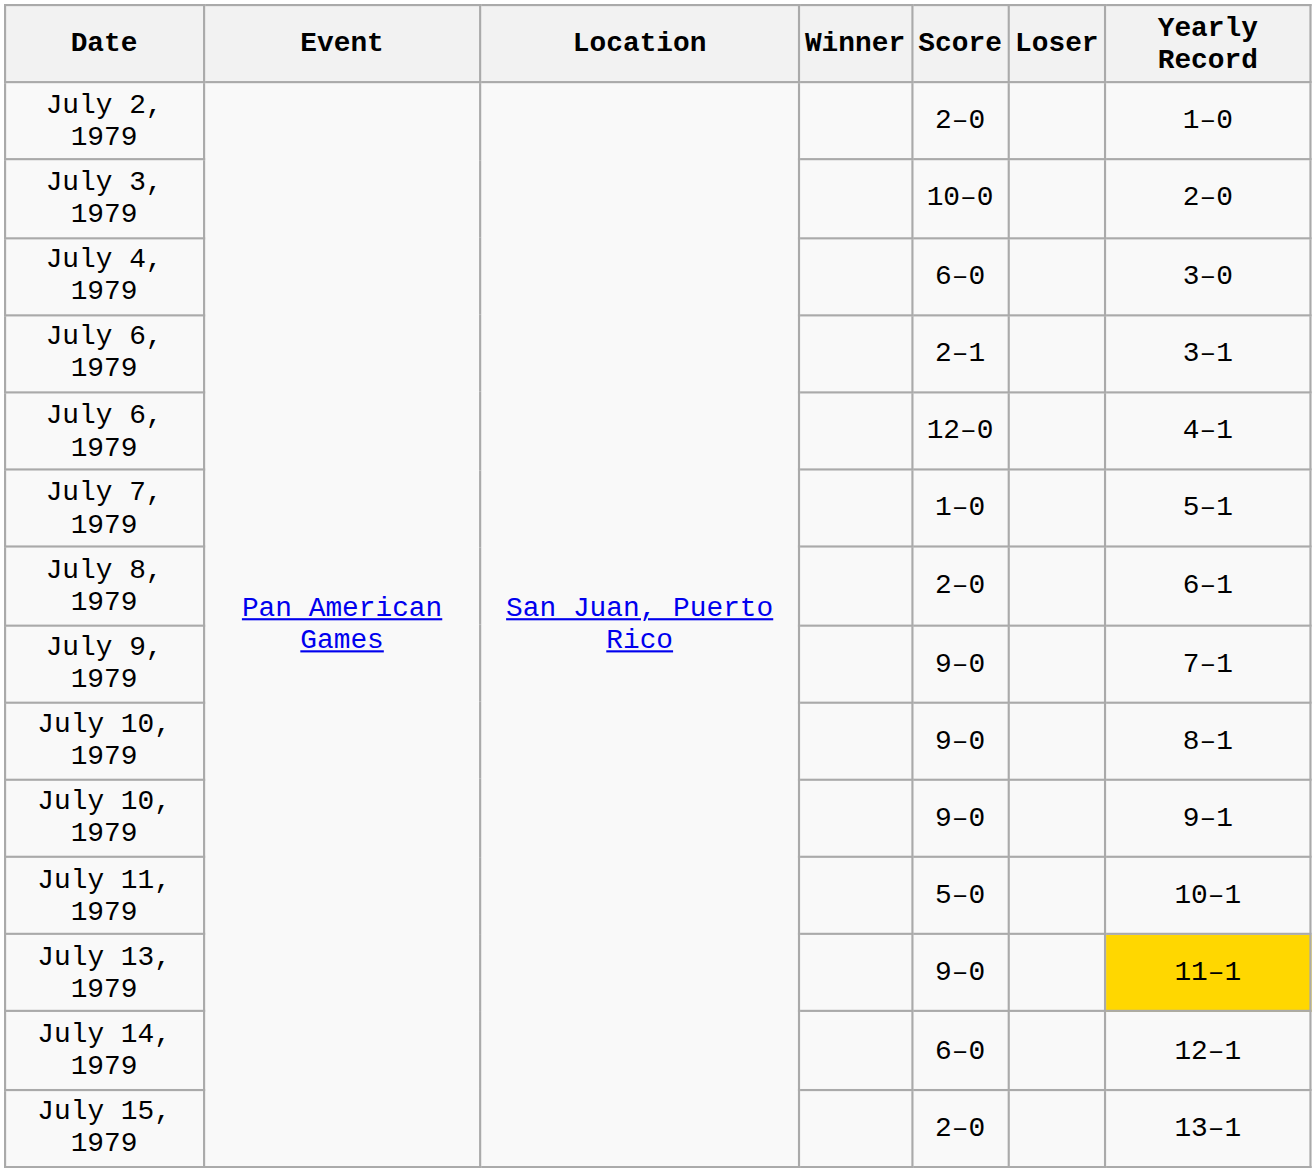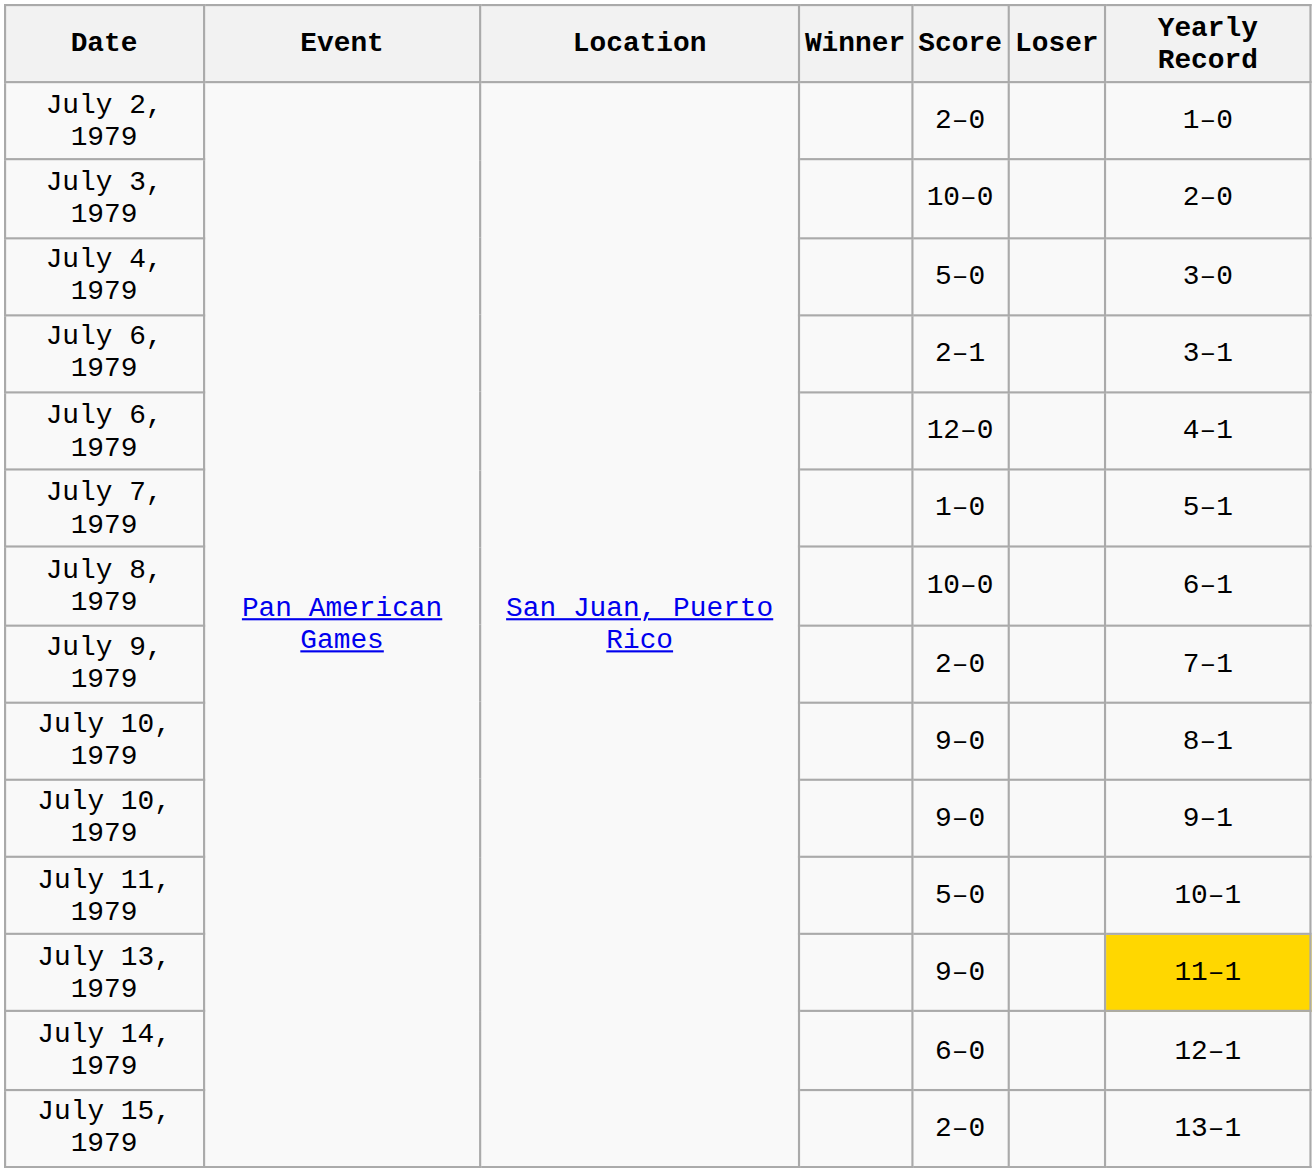(960, 276) 6–0 -> (960, 276) 5–0
(960, 586) 2–0 -> (960, 586) 10–0
(960, 663) 9–0 -> (960, 663) 2–0
